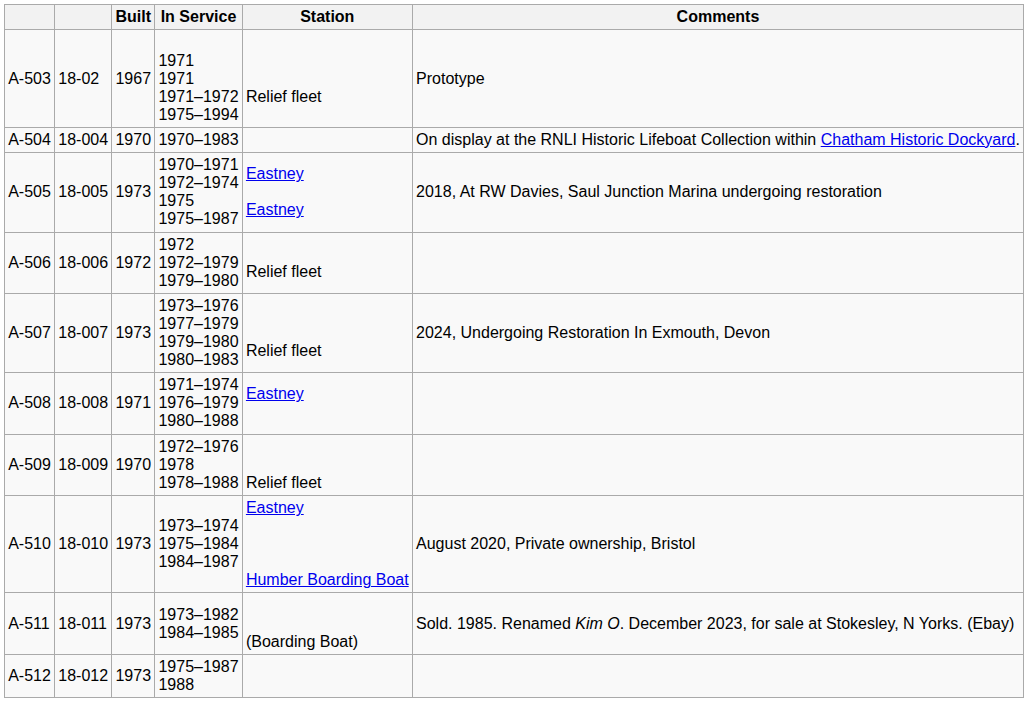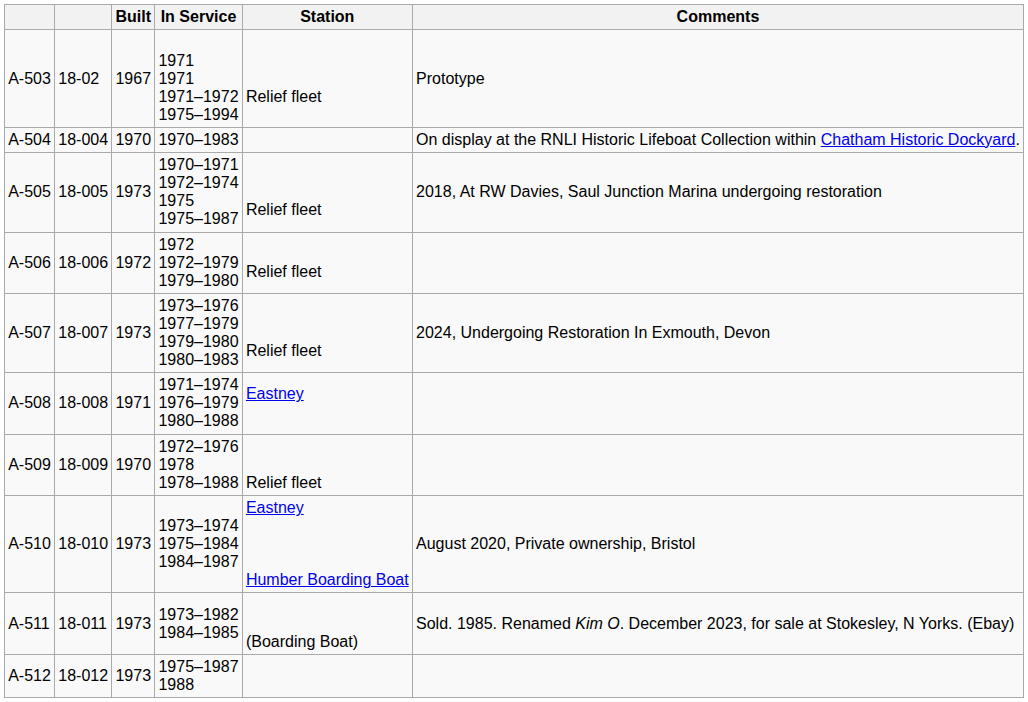(275, 192) Eastney Eastney -> (284, 210) Relief fleet
